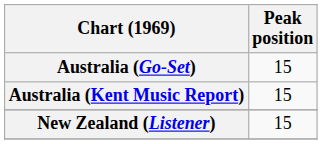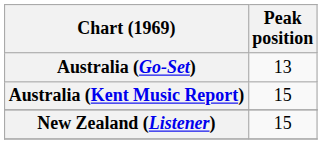(283, 67) 15 -> (283, 67) 13
